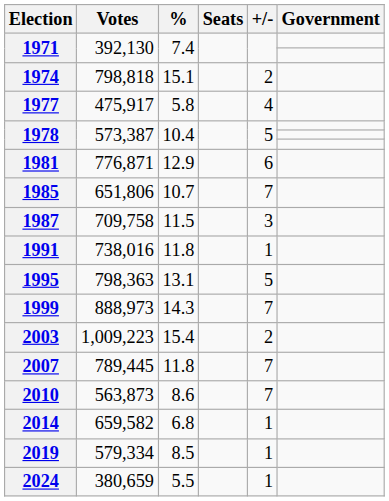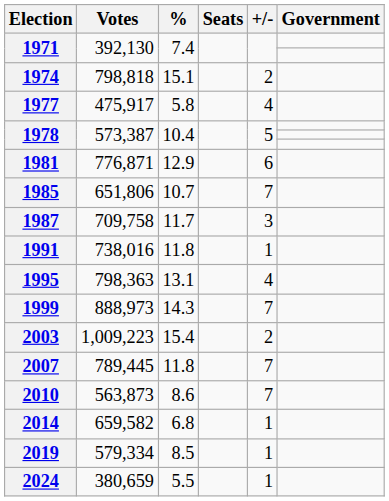(179, 221) 11.5 -> (179, 221) 11.7
(269, 279) 5 -> (269, 279) 4
